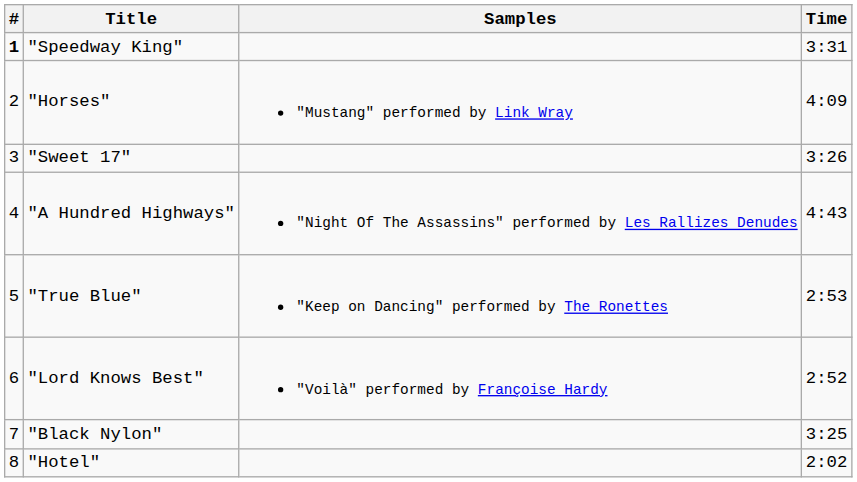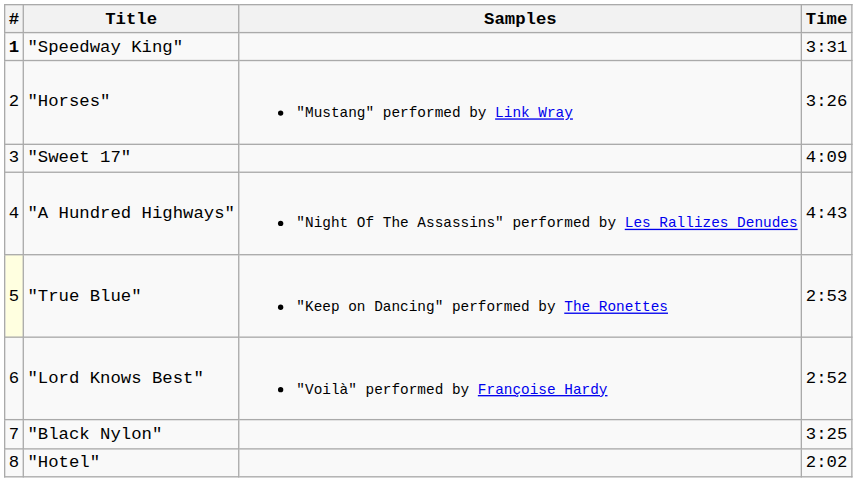(827, 102) 4:09 -> (827, 102) 3:26
(827, 158) 3:26 -> (827, 158) 4:09
(14, 296) no background -> (14, 296) lightyellow background
